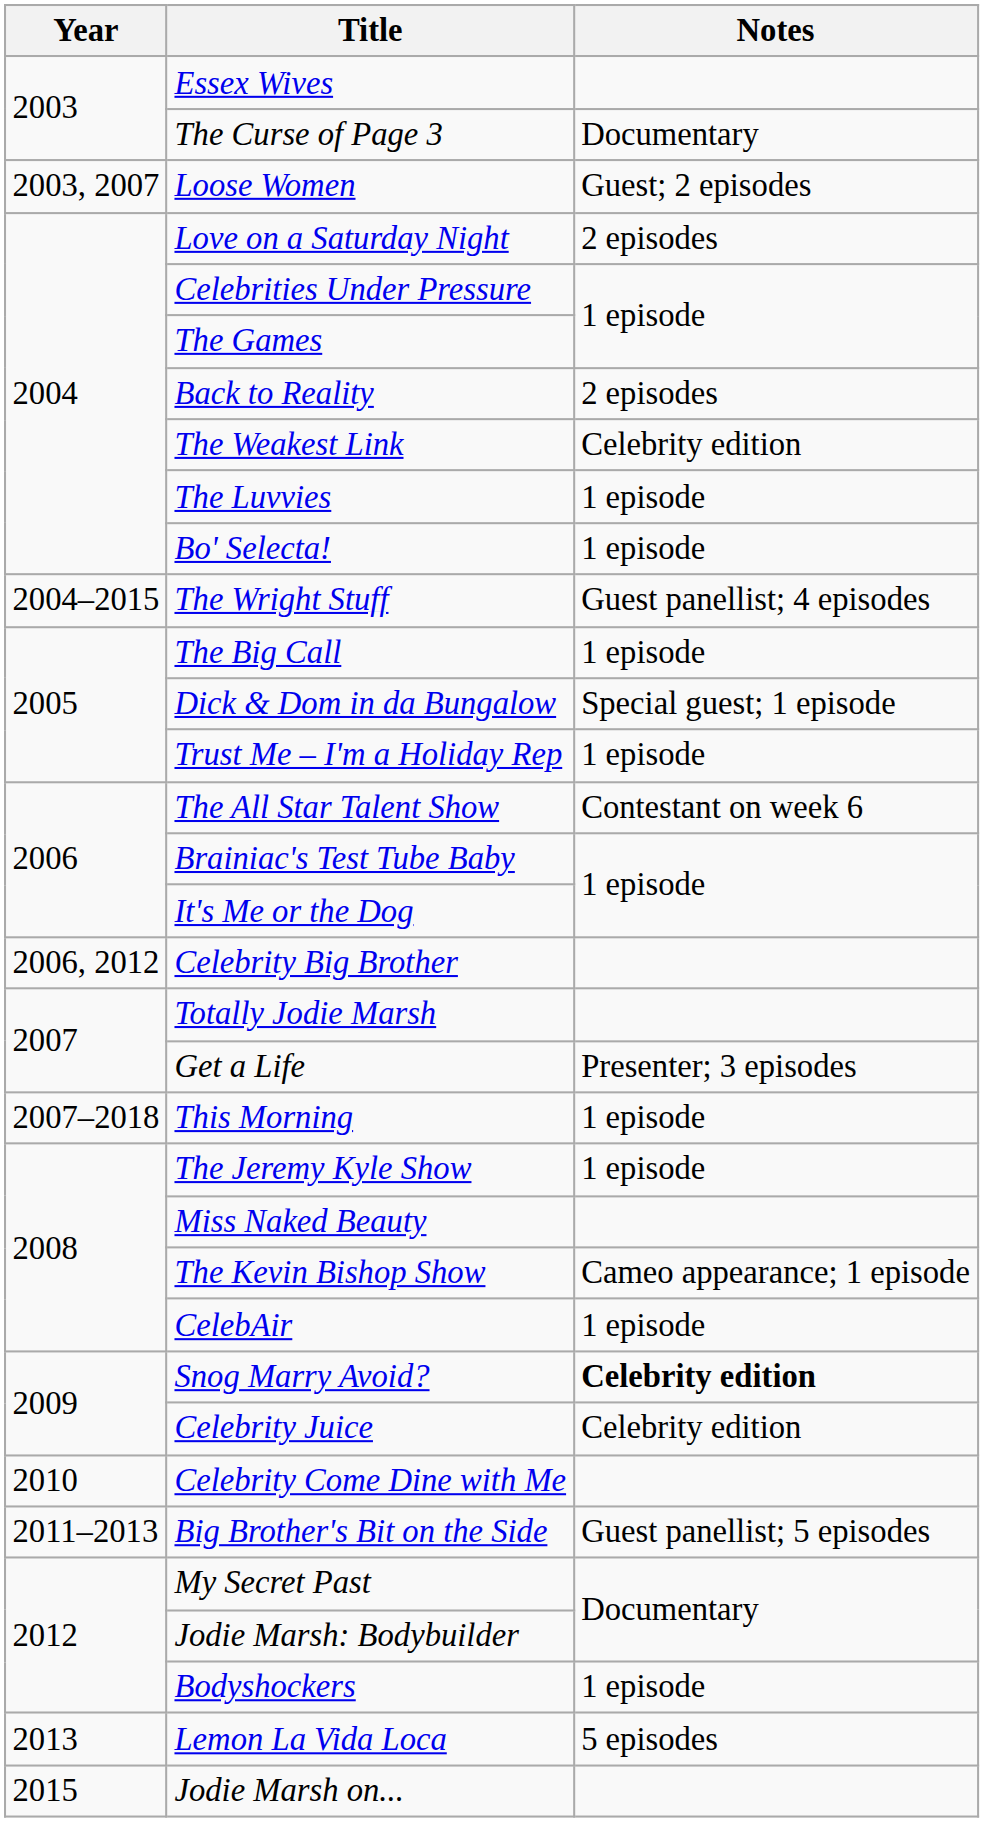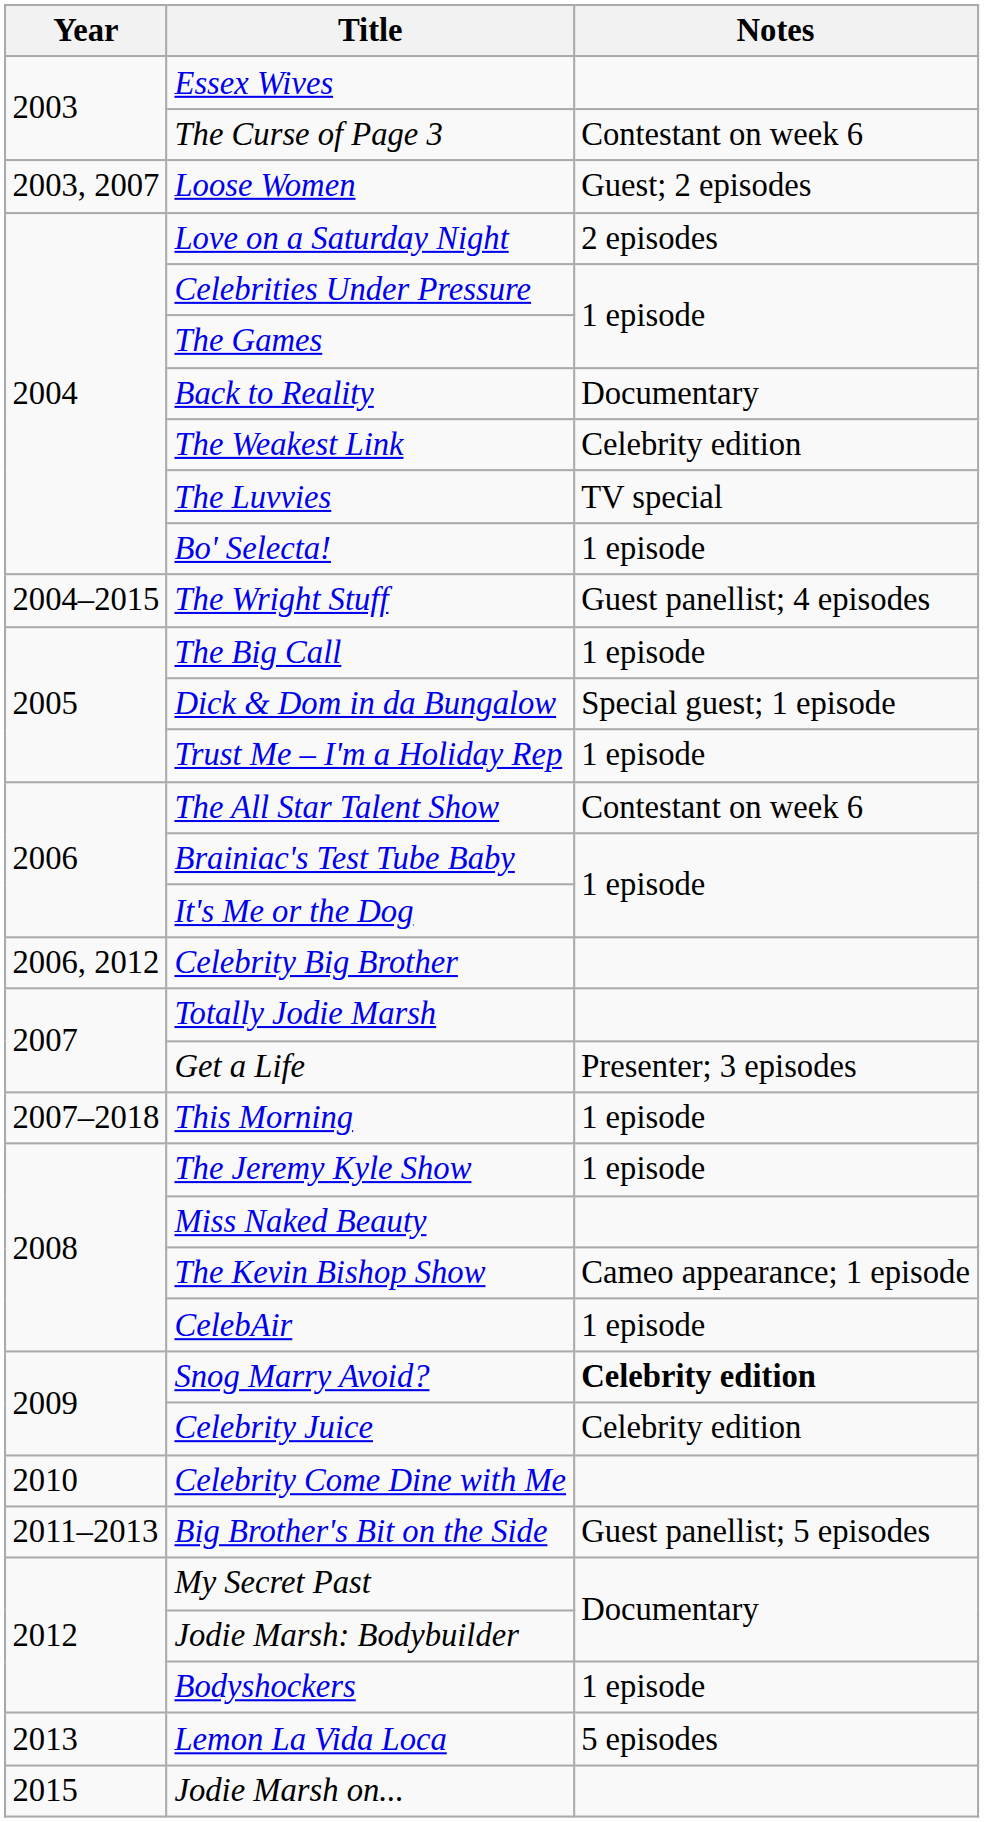(670, 133) Documentary -> (722, 133) Contestant on week 6
(650, 392) 2 episodes -> (670, 392) Documentary
(643, 496) 1 episode -> (652, 496) TV special
